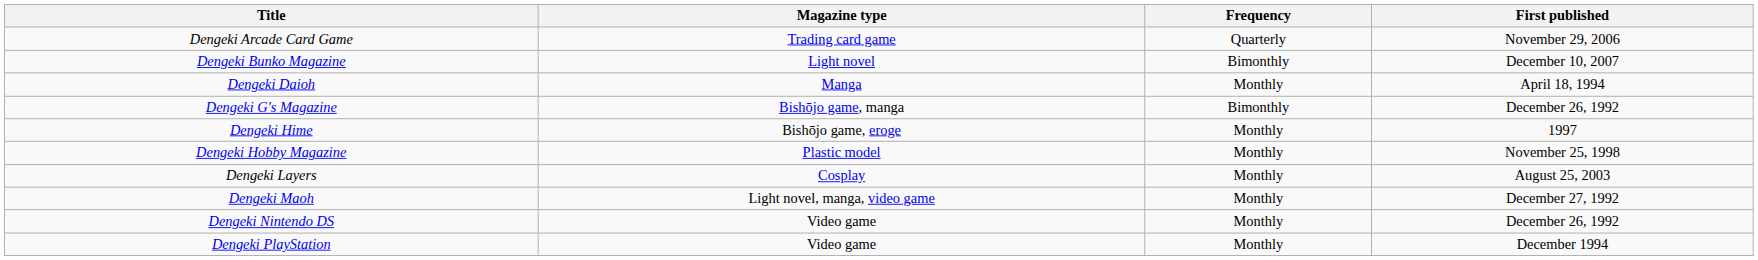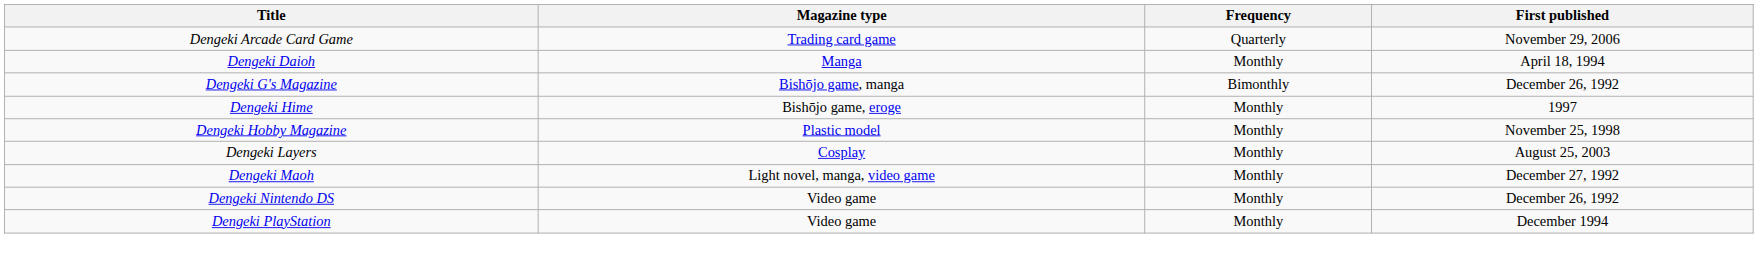- row: (271, 61)
